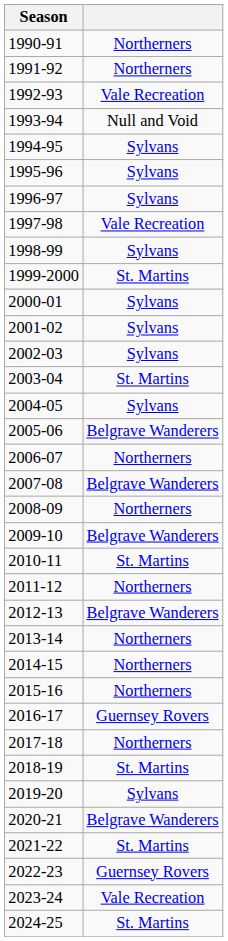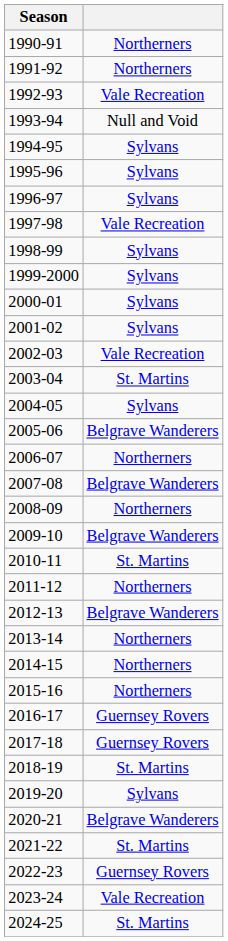(153, 276) St. Martins -> (153, 276) Sylvans
(153, 353) Sylvans -> (153, 353) Vale Recreation
(153, 742) Northerners -> (153, 742) Guernsey Rovers
